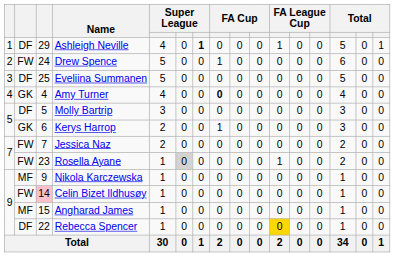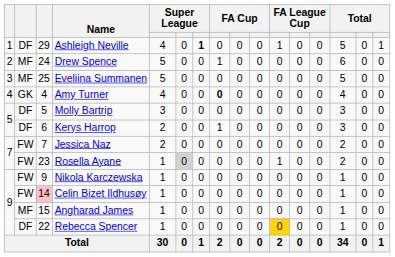(25, 62) FW -> (25, 62) MF
(25, 78) DF -> (25, 78) MF
(25, 128) GK -> (25, 128) DF
(25, 177) MF -> (25, 177) FW
